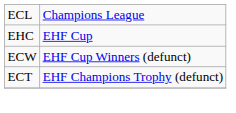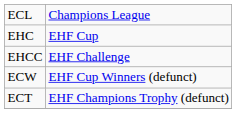+ row: (25, 56)
